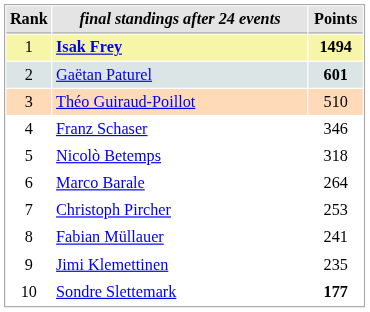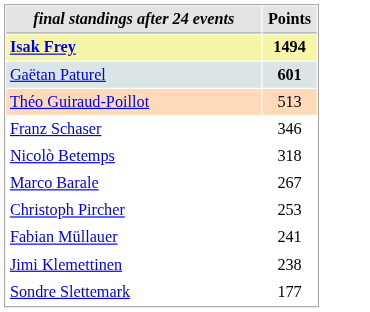- column: (29, 19)
(336, 101) 510 -> (290, 101) 513
(336, 183) 264 -> (290, 183) 267
(336, 264) 235 -> (290, 264) 238
(336, 291) bold -> (290, 291) normal
